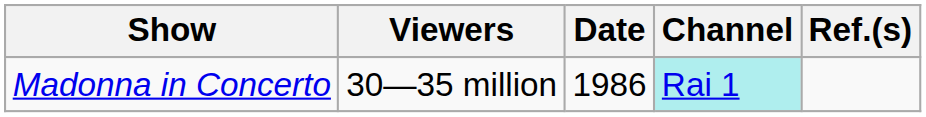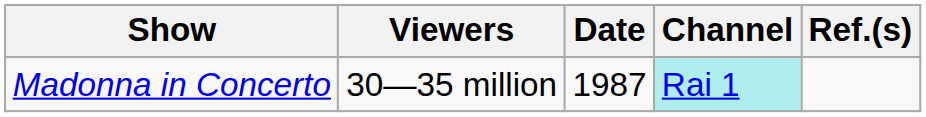(610, 83) 1986 -> (610, 83) 1987
